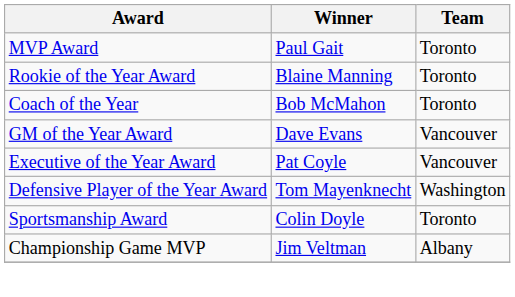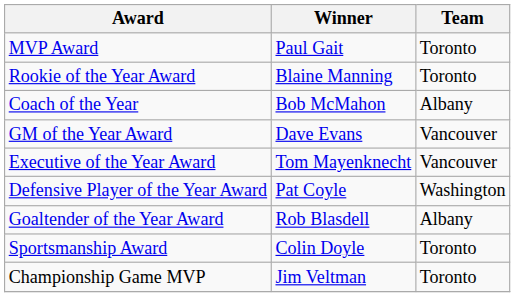(448, 104) Toronto -> (446, 104) Albany
(311, 162) Pat Coyle -> (343, 162) Tom Mayenknecht
(343, 190) Tom Mayenknecht -> (311, 190) Pat Coyle
+ row: (116, 219)
(446, 248) Albany -> (448, 276) Toronto
